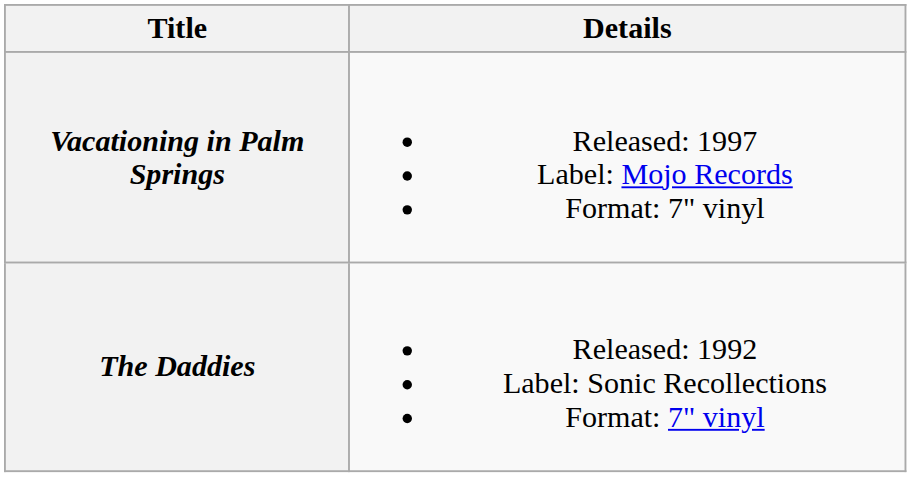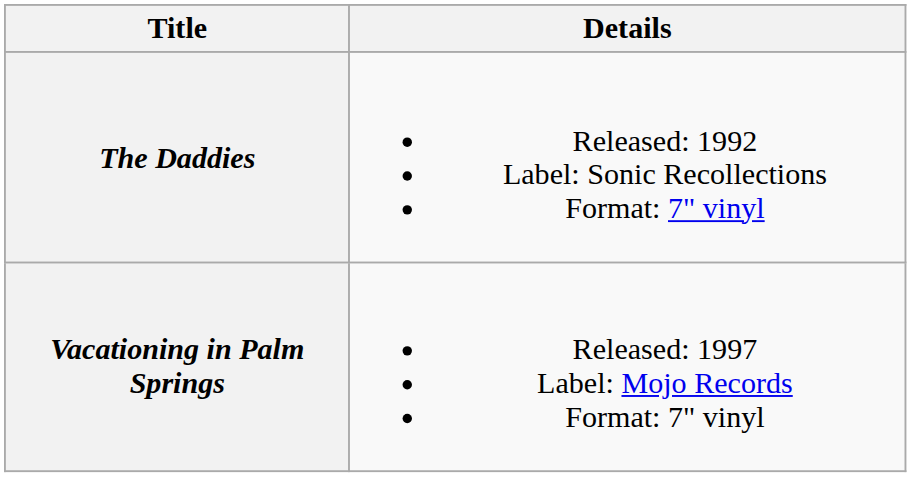rows swapped: (177, 366) <-> (177, 156)
